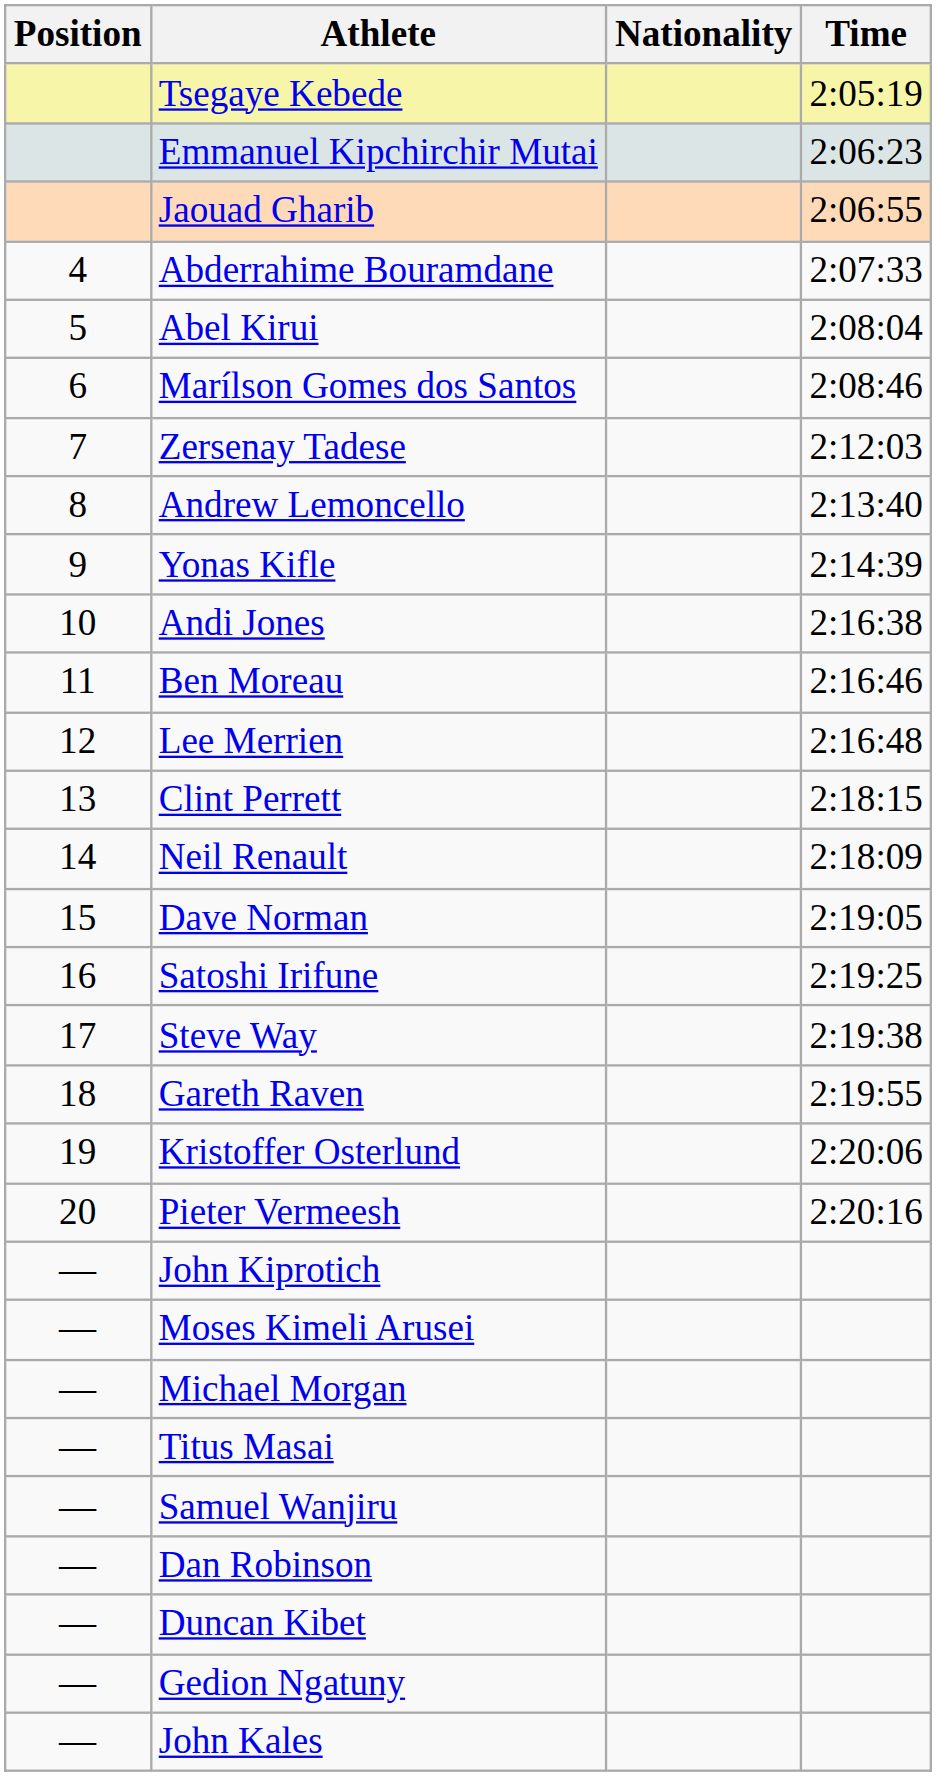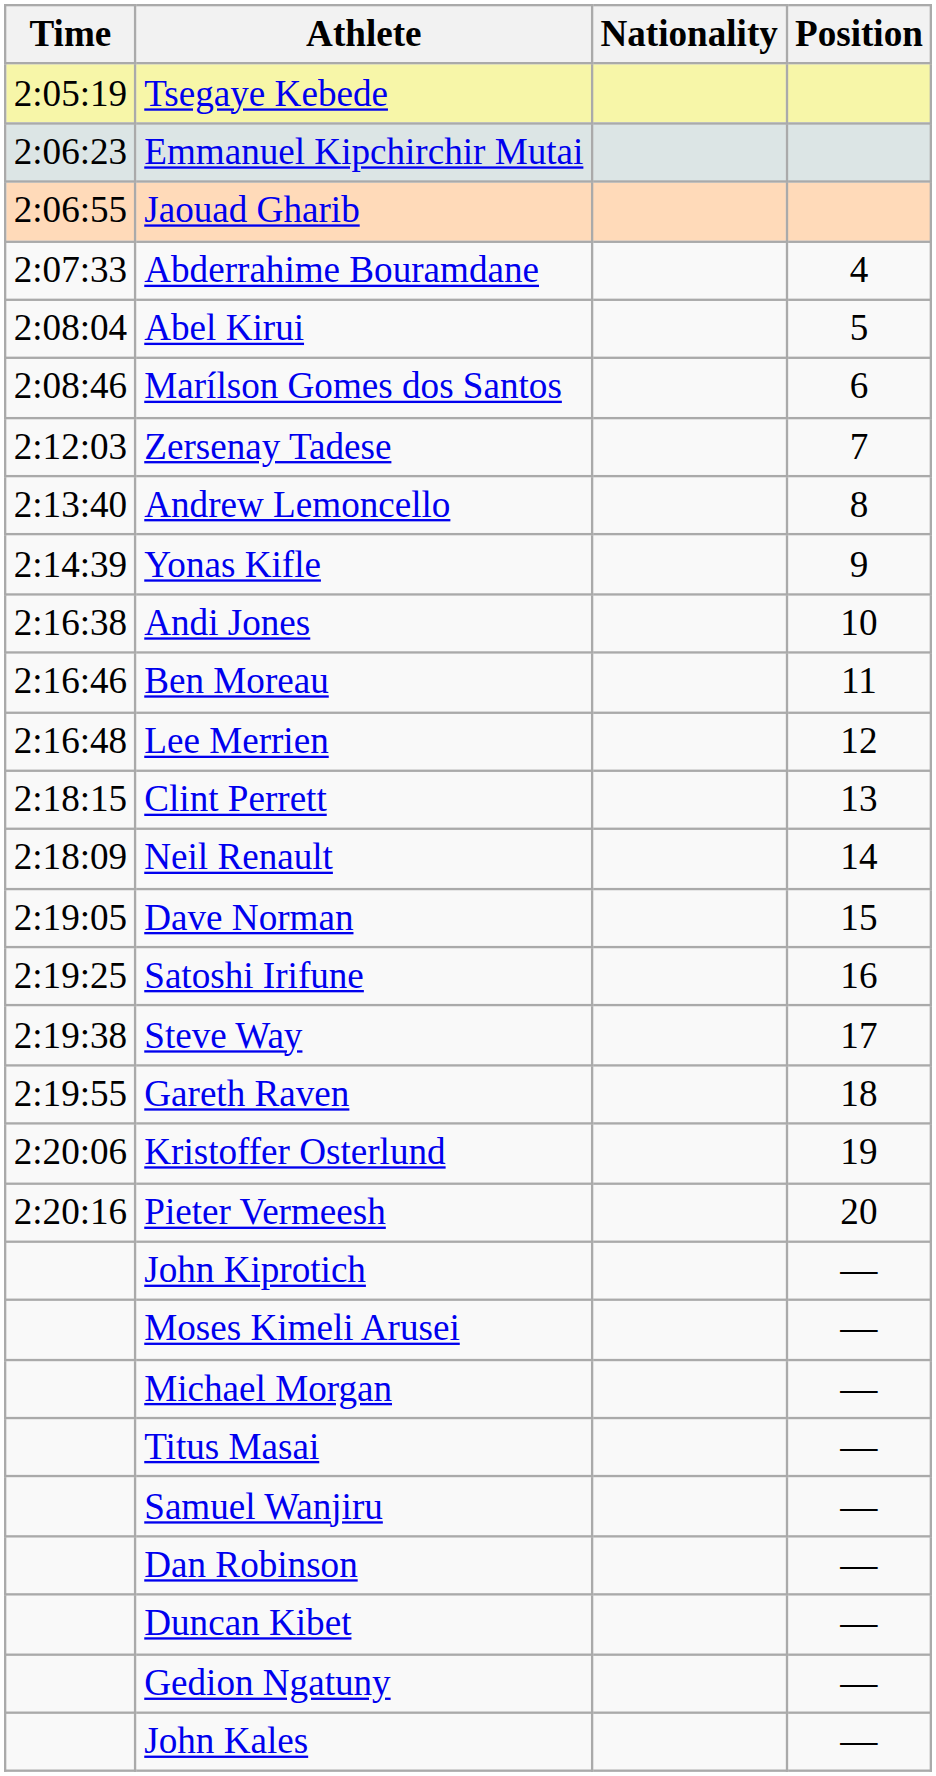columns swapped: (78, 33) <-> (866, 33)
